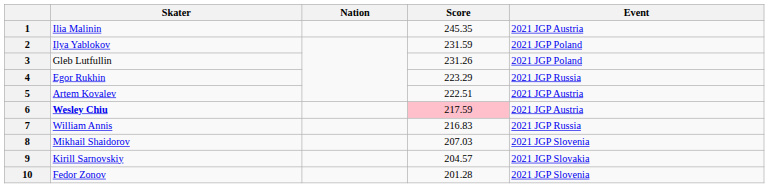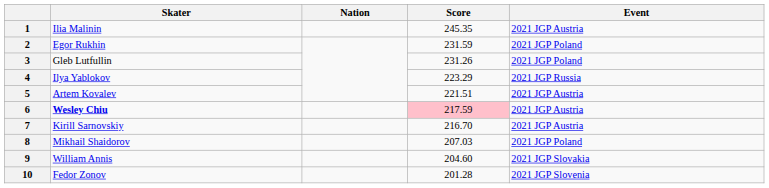(81, 45) Ilya Yablokov -> (79, 45) Egor Rukhin
(79, 77) Egor Rukhin -> (81, 77) Ilya Yablokov
(458, 93) 222.51 -> (458, 93) 221.51
(83, 126) William Annis -> (88, 126) Kirill Sarnovskiy
(458, 126) 216.83 -> (458, 126) 216.70
(546, 126) 2021 JGP Russia -> (547, 126) 2021 JGP Austria
(550, 142) 2021 JGP Slovenia -> (547, 142) 2021 JGP Poland
(88, 158) Kirill Sarnovskiy -> (83, 158) William Annis
(458, 158) 204.57 -> (458, 158) 204.60
